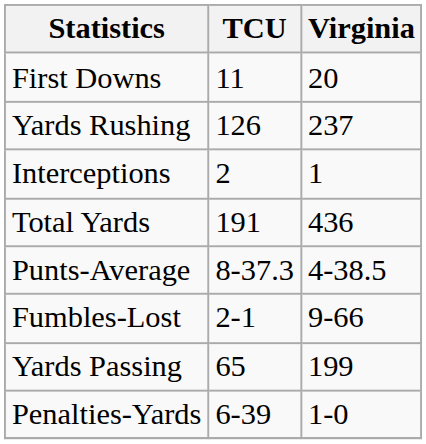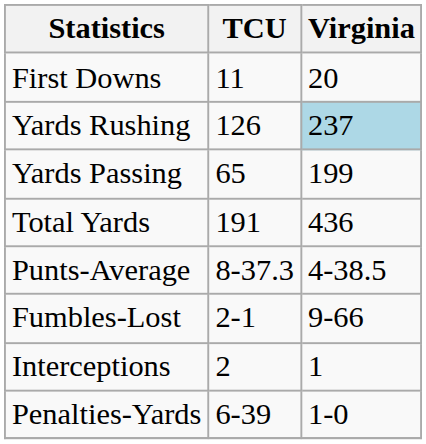(331, 125) no background -> (331, 125) lightblue background
rows swapped: (97, 366) <-> (91, 173)
